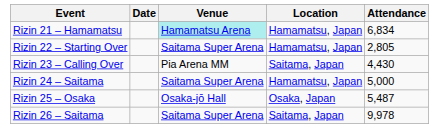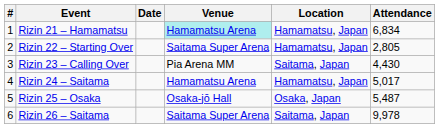+ column: (10, 13)
(212, 82) Saitama Super Arena -> (211, 82) Hamamatsu Arena
(381, 82) 5,000 -> (386, 82) 5,017
